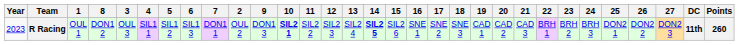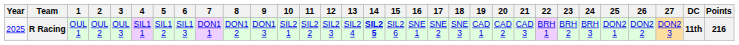columns swapped: (240, 11) <-> (103, 11)
(16, 28) 2023 -> (16, 28) 2025
(289, 28) bold -> (288, 28) normal
(719, 28) 260 -> (719, 28) 216
